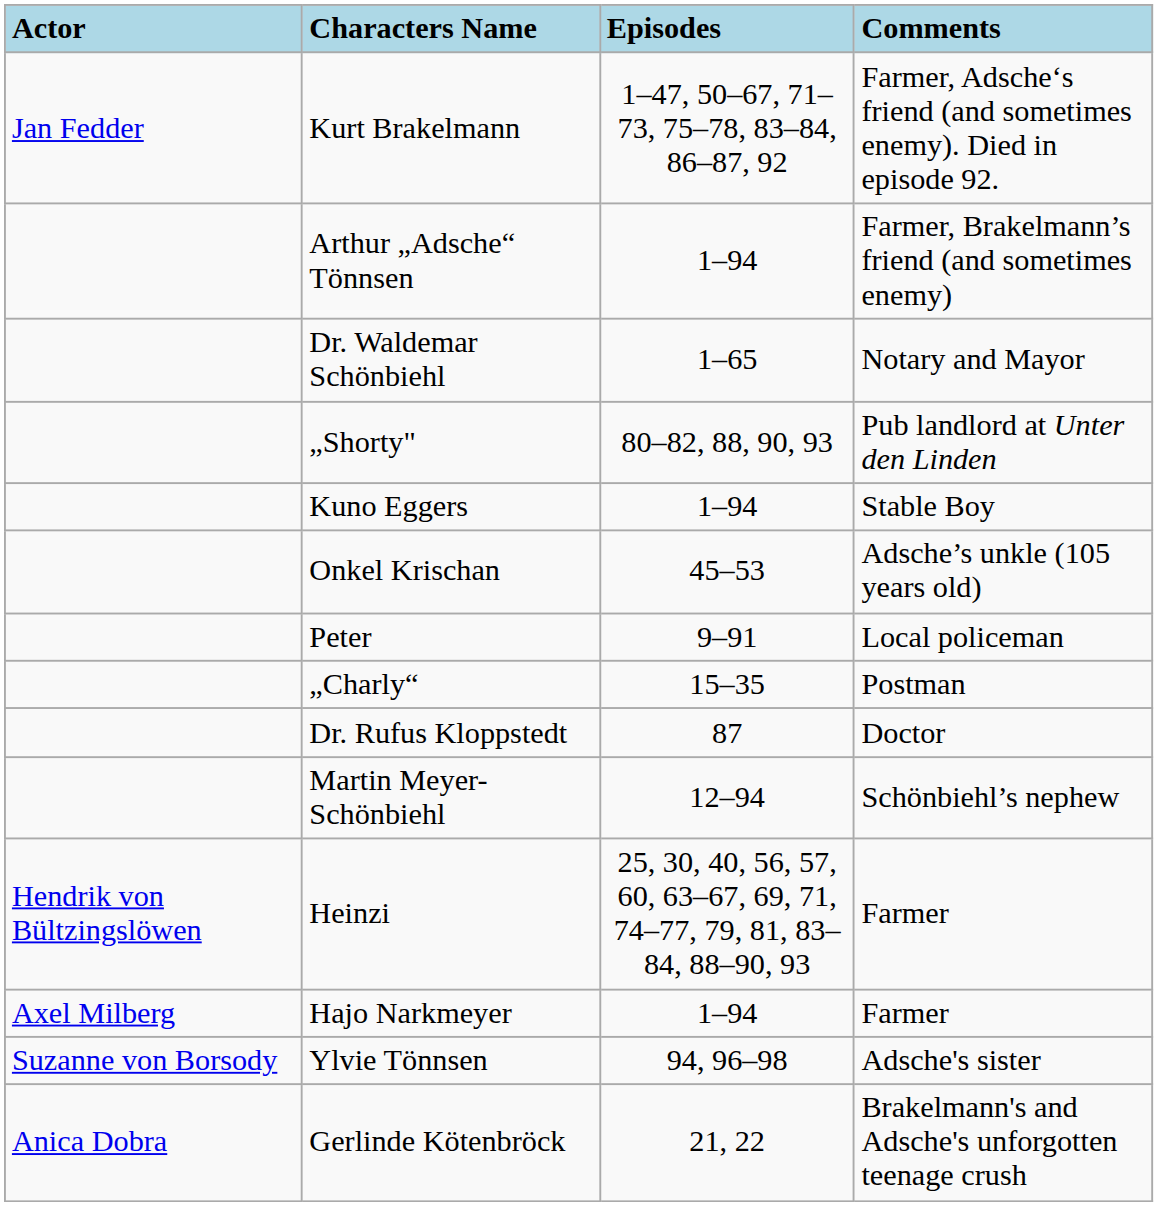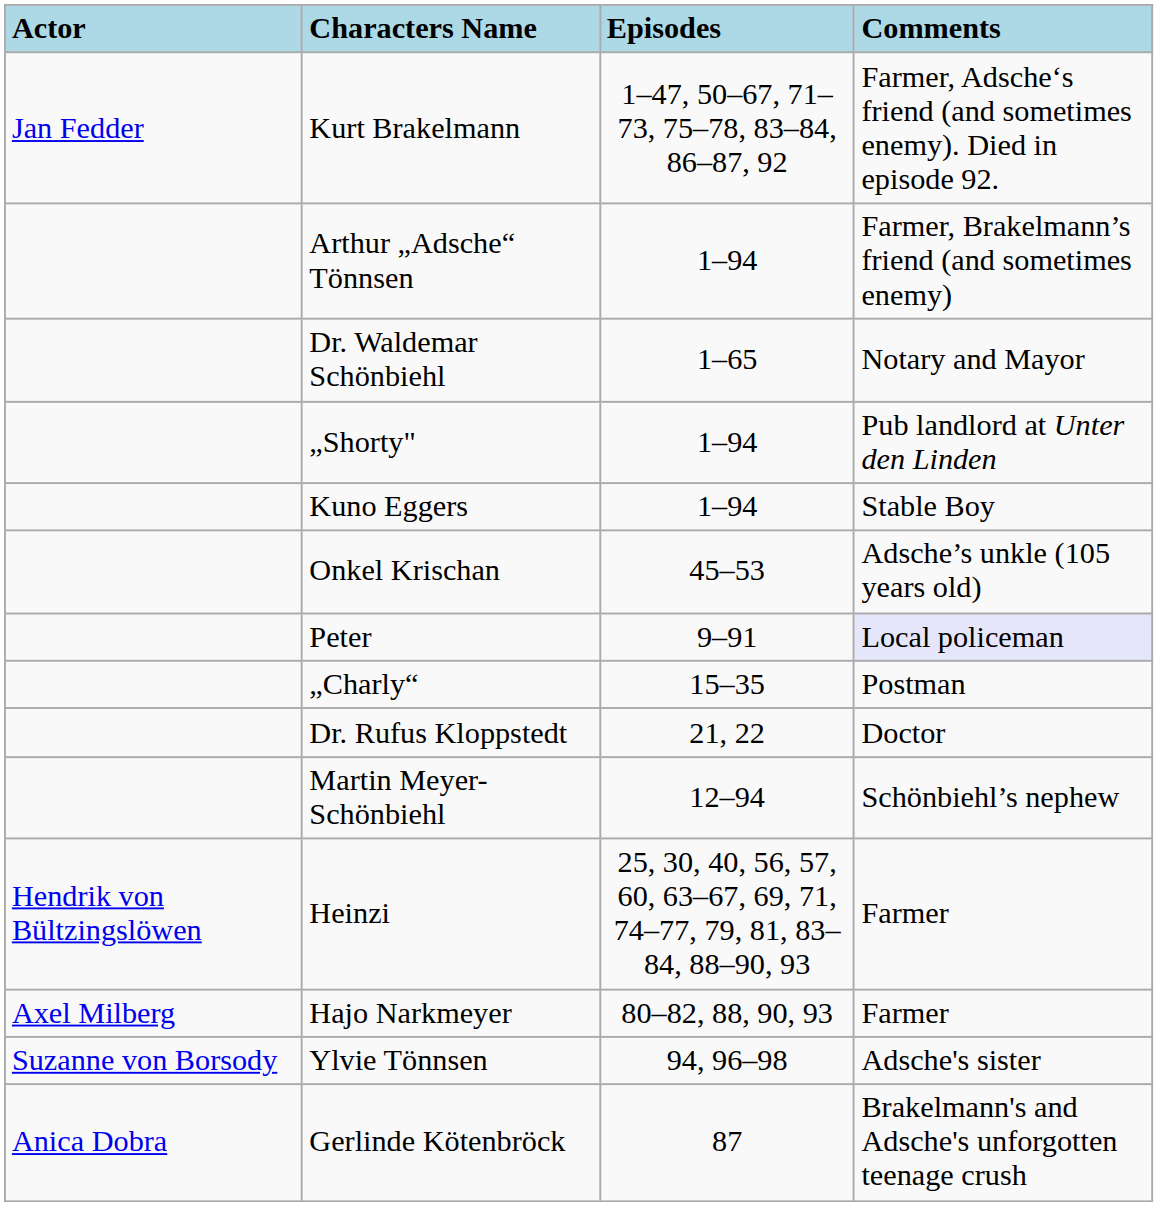(727, 441) 80–82, 88, 90, 93 -> (727, 441) 1–94
(963, 636) no background -> (963, 636) lavender background
(727, 732) 87 -> (727, 732) 21, 22
(727, 1012) 1–94 -> (727, 1012) 80–82, 88, 90, 93
(727, 1142) 21, 22 -> (727, 1142) 87
